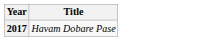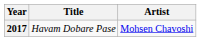+ column: (157, 12)
